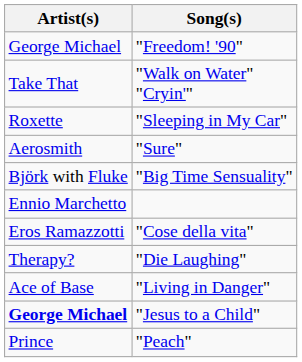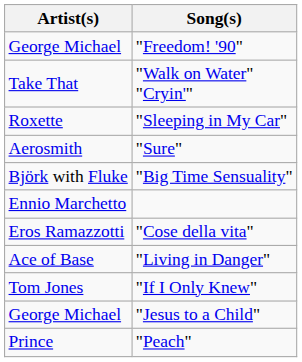- row: (191, 259)
+ row: (196, 286)
(68, 314) bold -> (65, 314) normal
